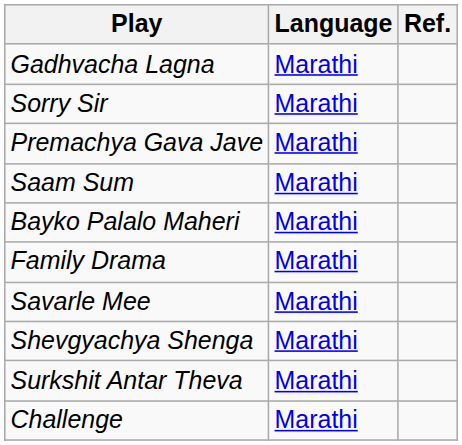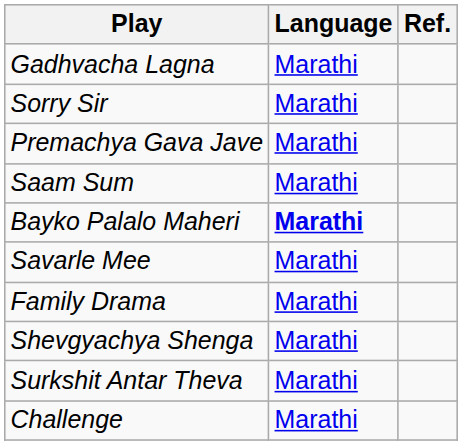(316, 222) normal -> (319, 222) bold
rows swapped: (81, 301) <-> (88, 261)
